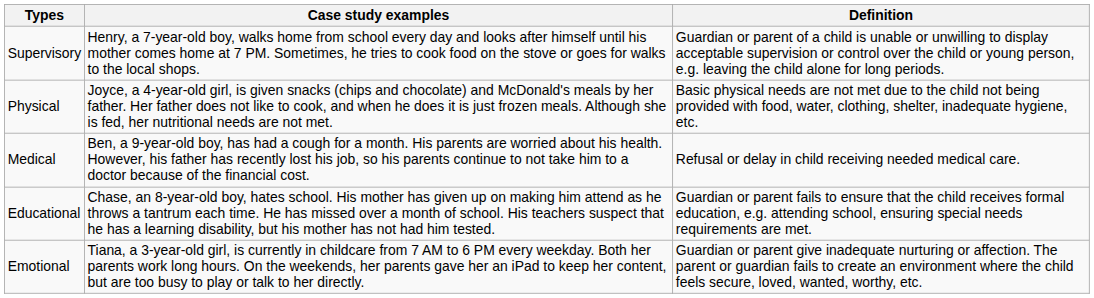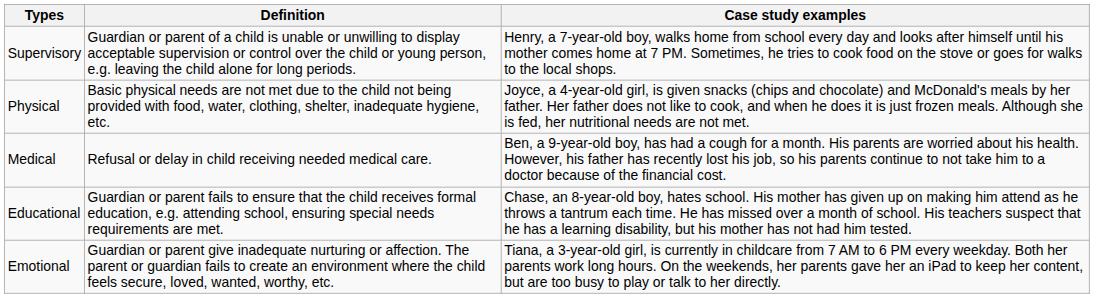columns swapped: (881, 15) <-> (378, 15)
